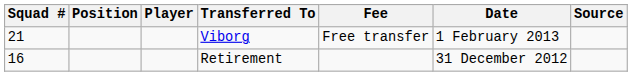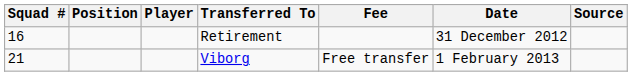rows swapped: (242, 60) <-> (225, 38)
